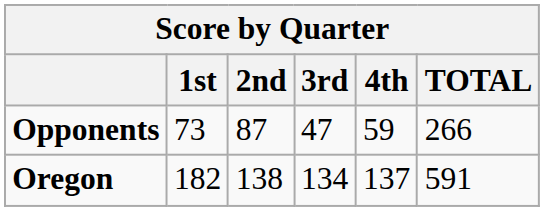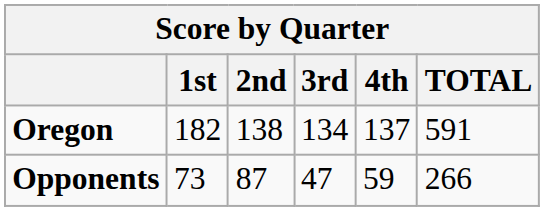rows swapped: (63, 179) <-> (86, 129)
